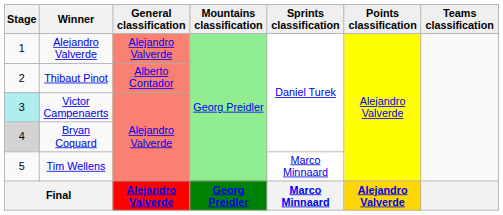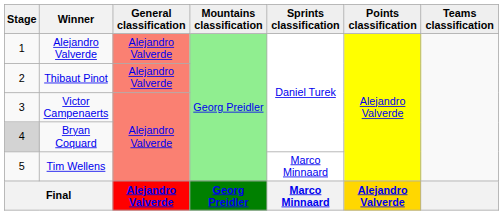(151, 78) Alberto Contador -> (151, 78) Alejandro Valverde
(22, 108) paleturquoise background -> (22, 108) no background
